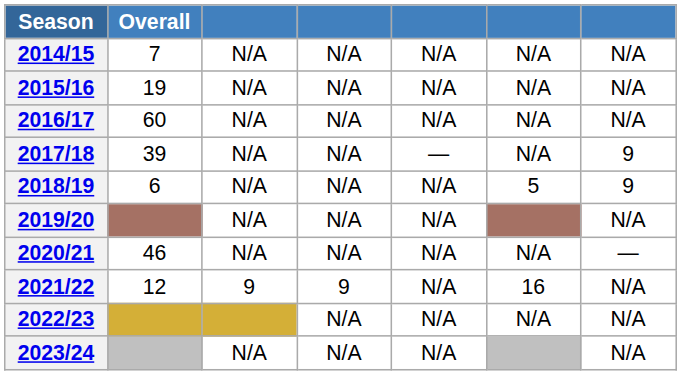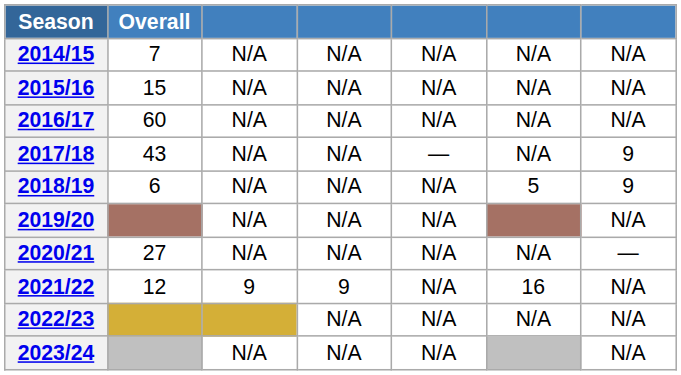(155, 87) 19 -> (155, 87) 15
(155, 154) 39 -> (155, 154) 43
(155, 253) 46 -> (155, 253) 27
